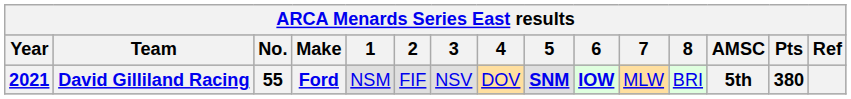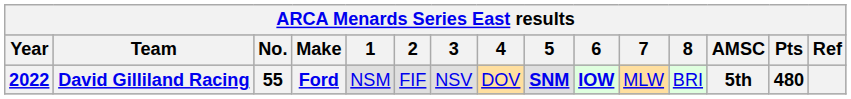(29, 79) 2021 -> (29, 79) 2022
(789, 79) 380 -> (789, 79) 480
